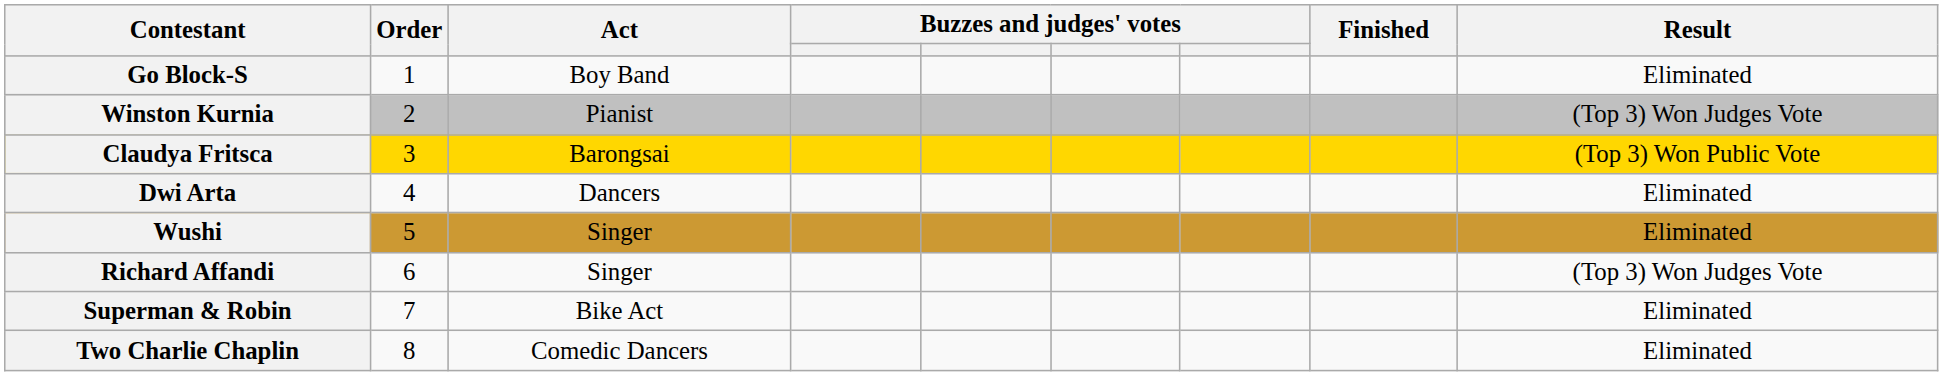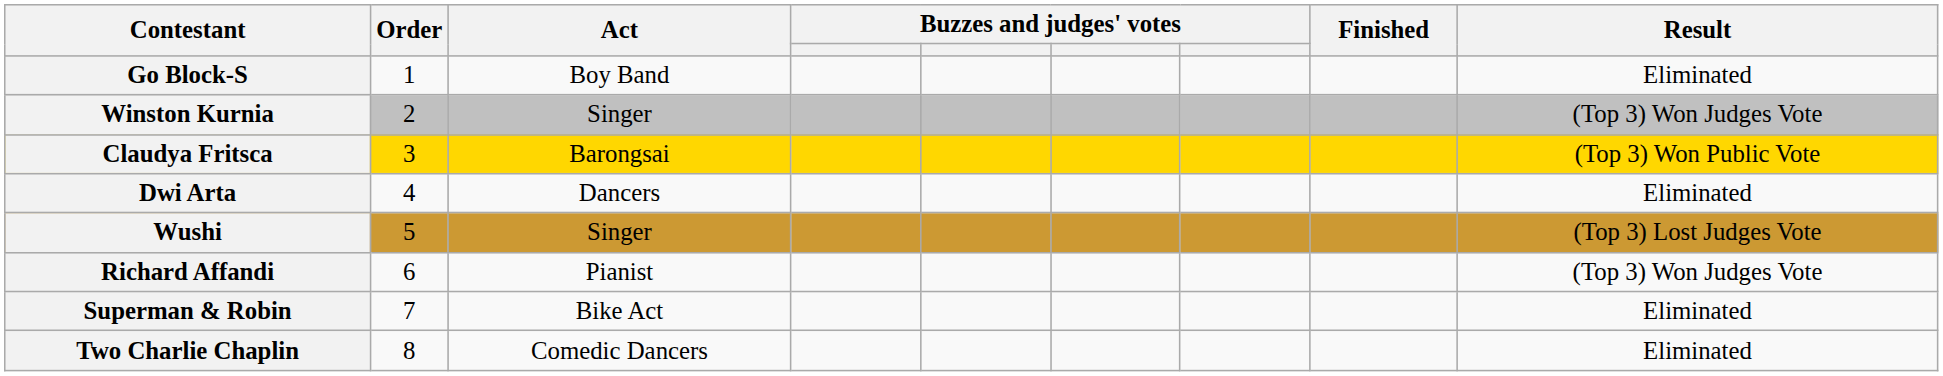(619, 114) Pianist -> (619, 114) Singer
(1698, 232) Eliminated -> (1698, 232) (Top 3) Lost Judges Vote
(619, 271) Singer -> (619, 271) Pianist
